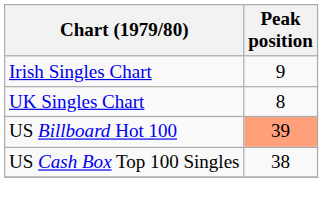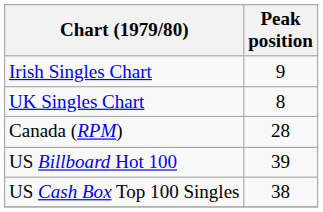+ row: (66, 131)
(281, 131) lightsalmon background -> (281, 161) no background
